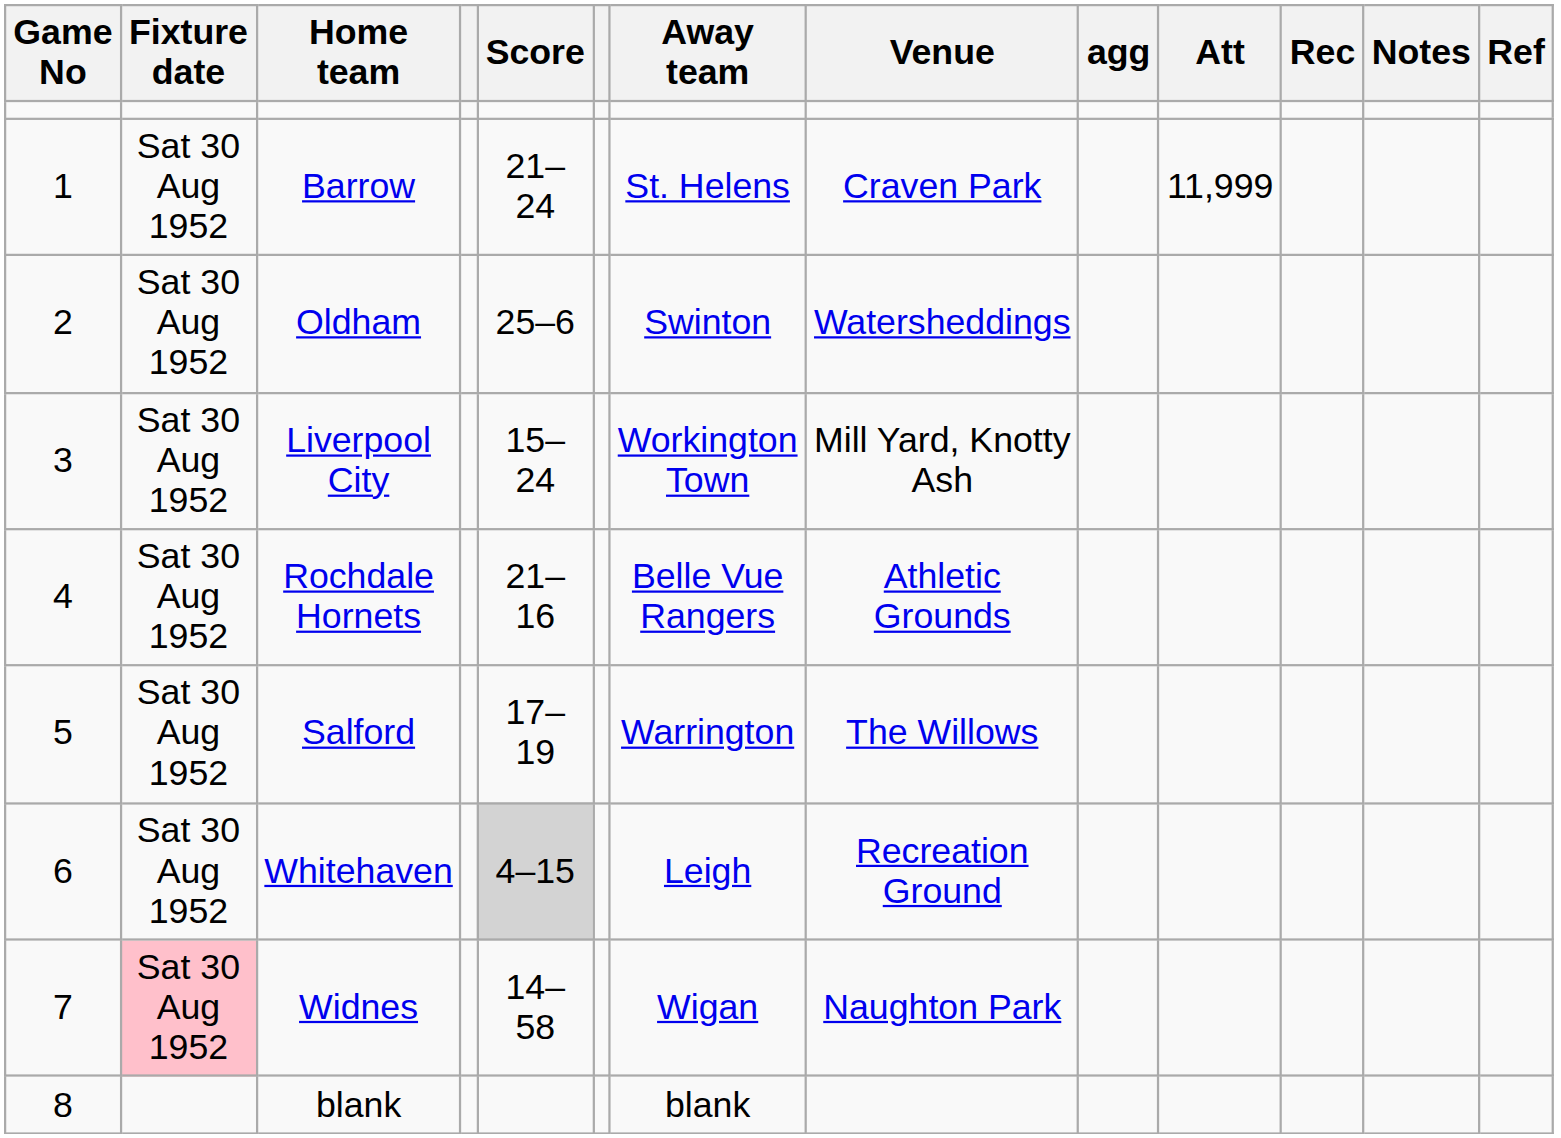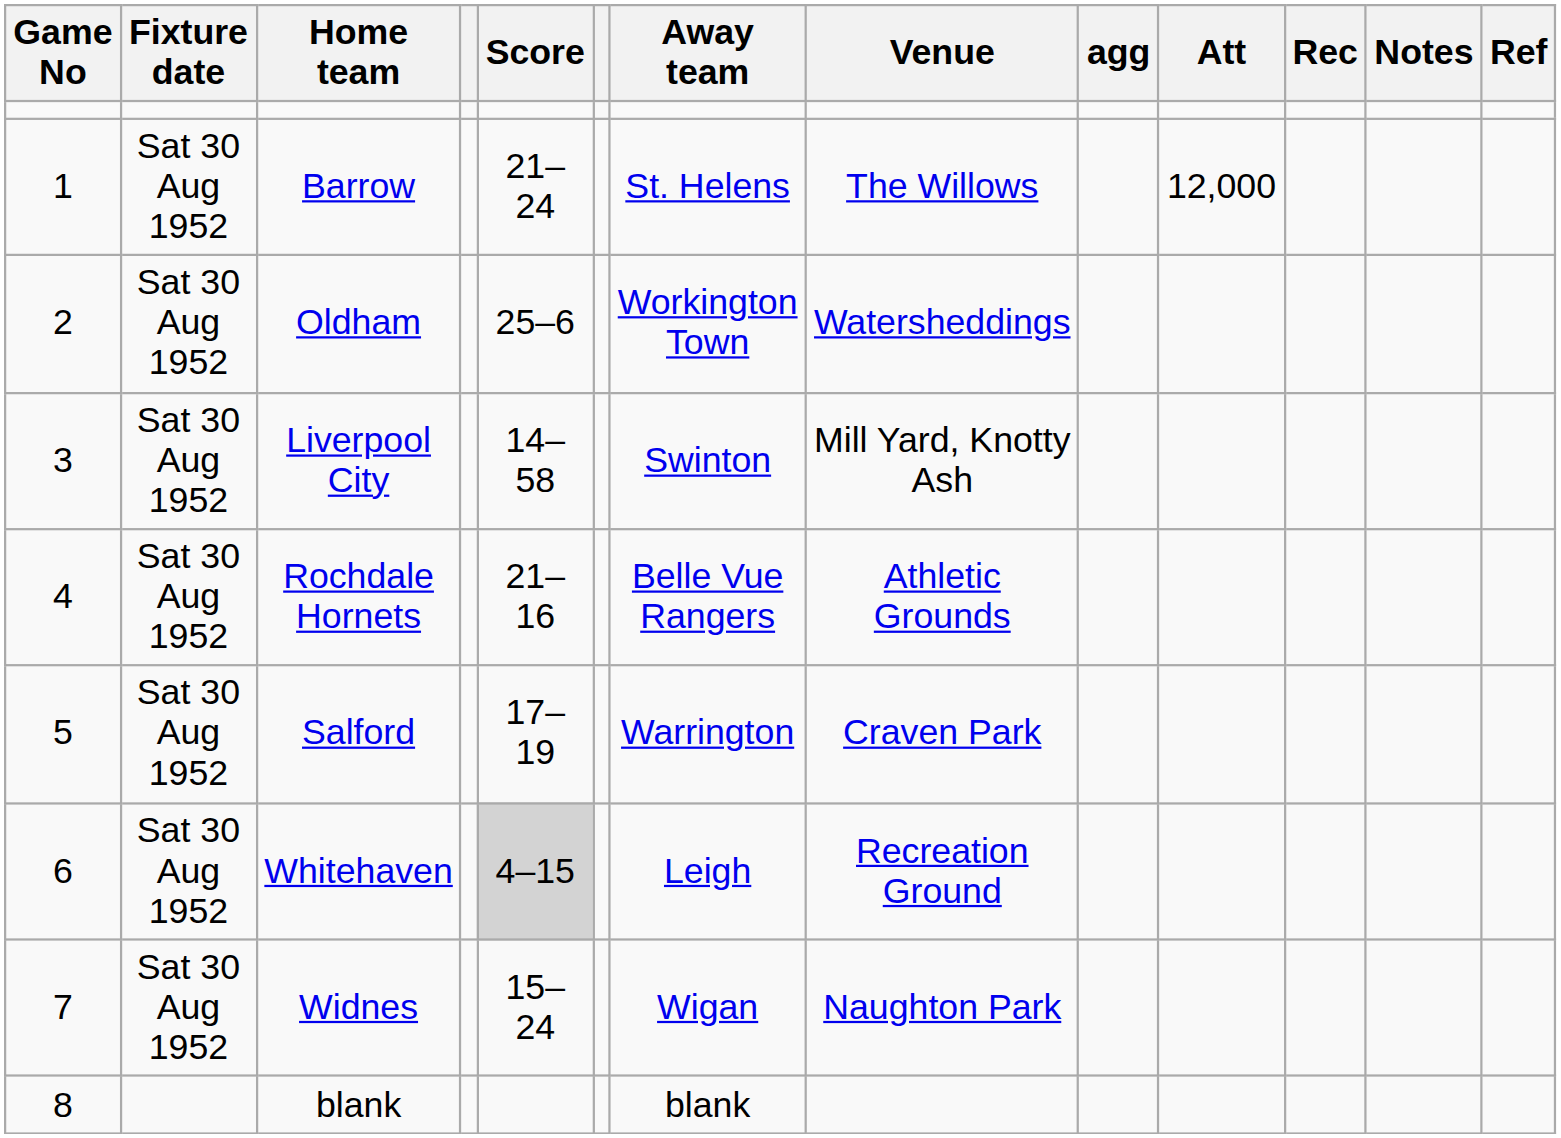(942, 186) Craven Park -> (942, 186) The Willows
(1220, 186) 11,999 -> (1221, 186) 12,000
(708, 322) Swinton -> (708, 322) Workington Town
(535, 459) 15–24 -> (535, 459) 14–58
(708, 459) Workington Town -> (708, 459) Swinton
(942, 733) The Willows -> (942, 733) Craven Park
(188, 1007) pink background -> (188, 1007) no background
(535, 1007) 14–58 -> (535, 1007) 15–24
